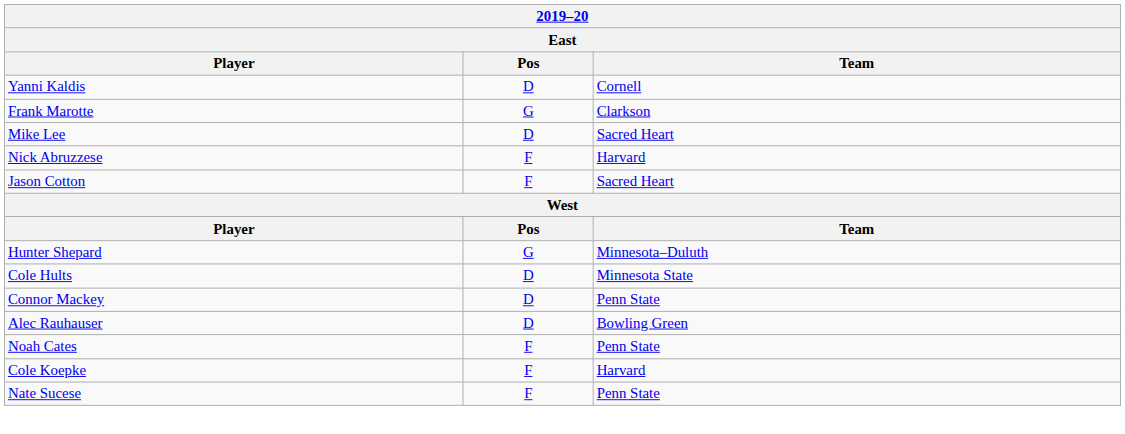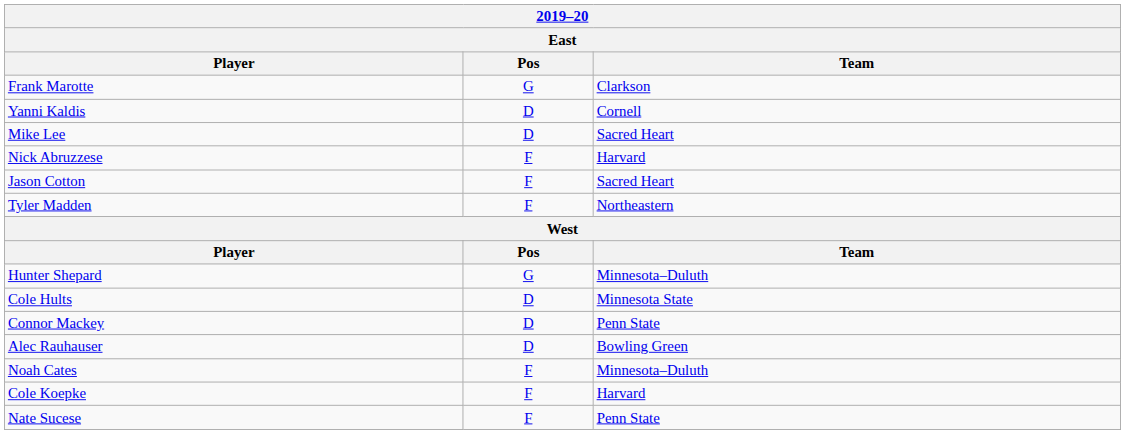rows swapped: (51, 110) <-> (47, 87)
+ row: (50, 205)
(628, 346) Penn State -> (652, 370) Minnesota–Duluth
